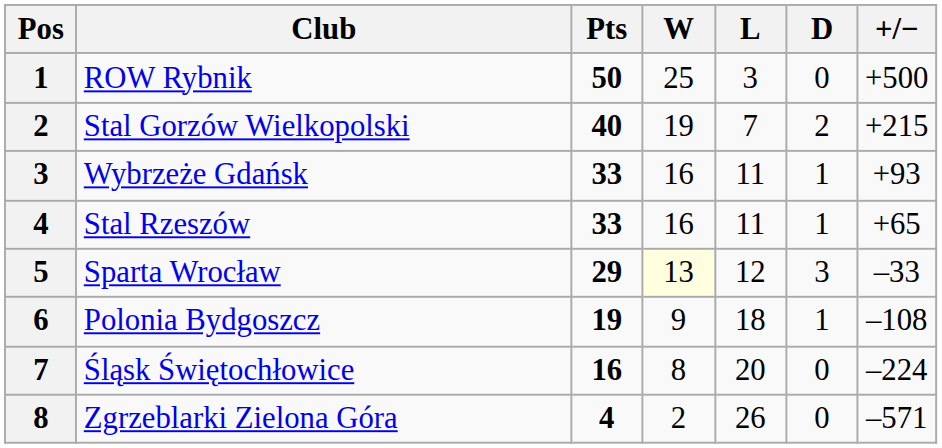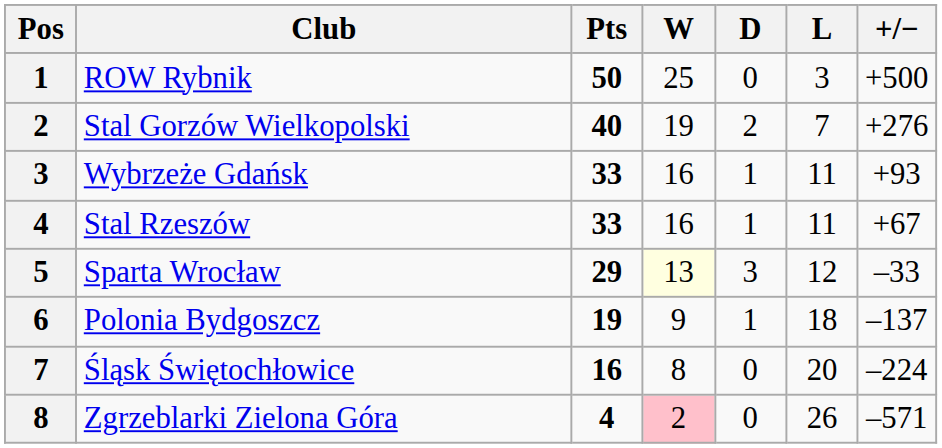columns swapped: (822, 28) <-> (750, 28)
(897, 126) +215 -> (897, 126) +276
(897, 223) +65 -> (897, 223) +67
(897, 321) –108 -> (897, 321) –137
(679, 418) no background -> (679, 418) pink background
